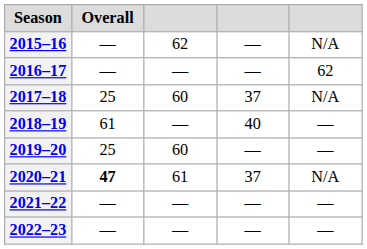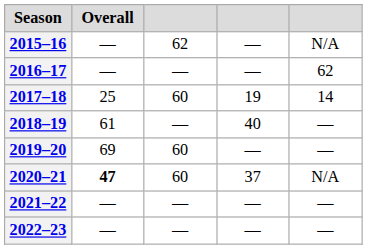(253, 97) 37 -> (253, 97) 19
(325, 97) N/A -> (325, 97) 14
(108, 150) 25 -> (108, 150) 69
(180, 176) 61 -> (180, 176) 60
